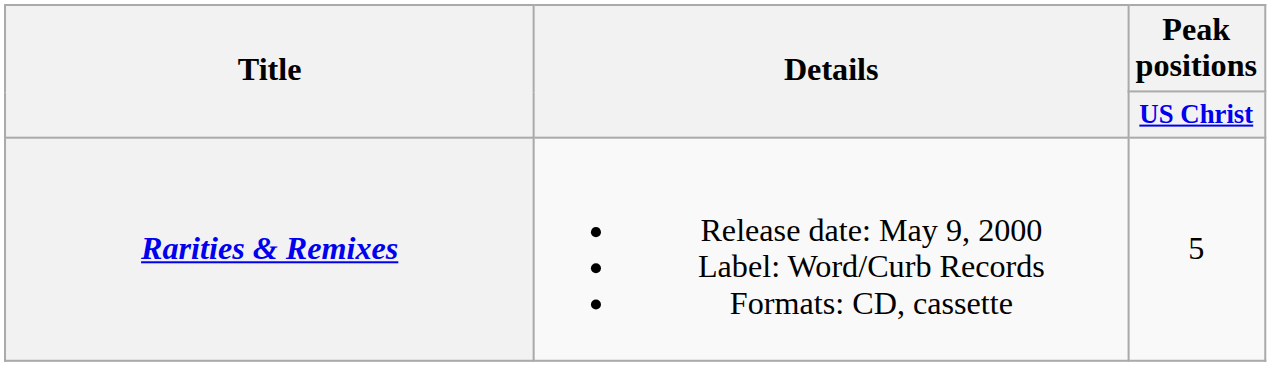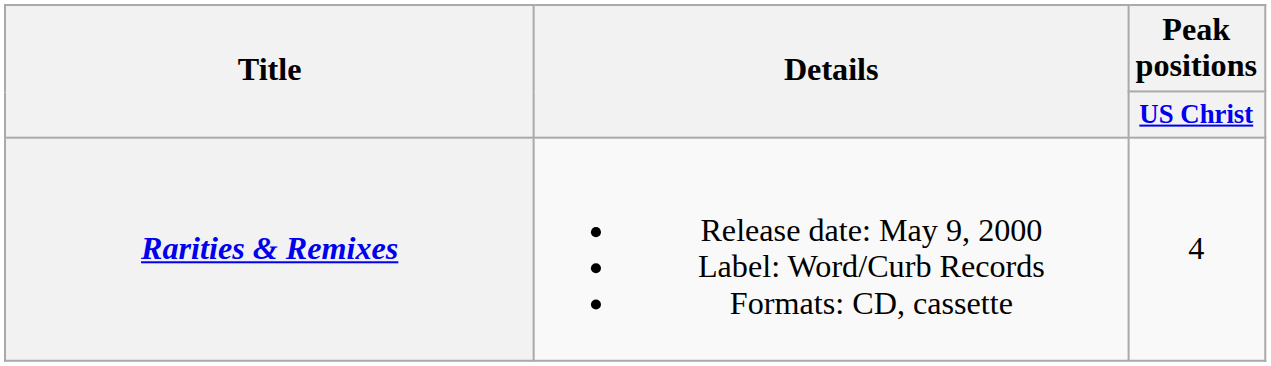(1196, 248) 5 -> (1196, 248) 4
